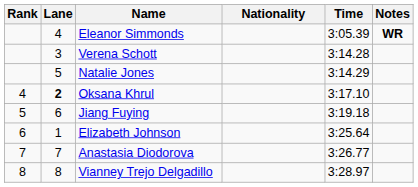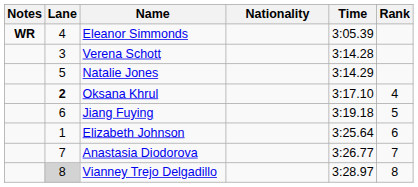columns swapped: (23, 14) <-> (393, 14)
(58, 172) no background -> (62, 172) lightgrey background
